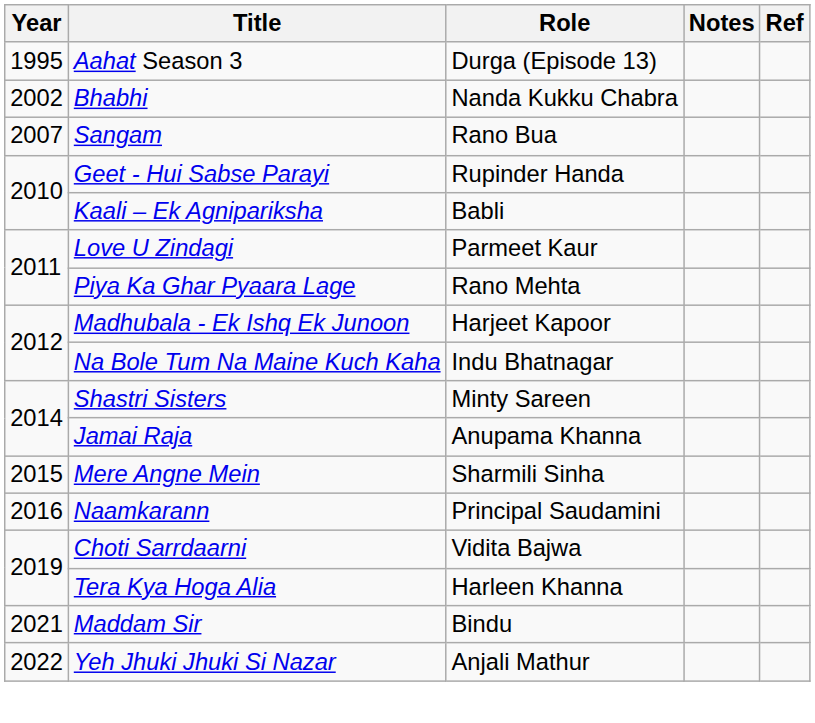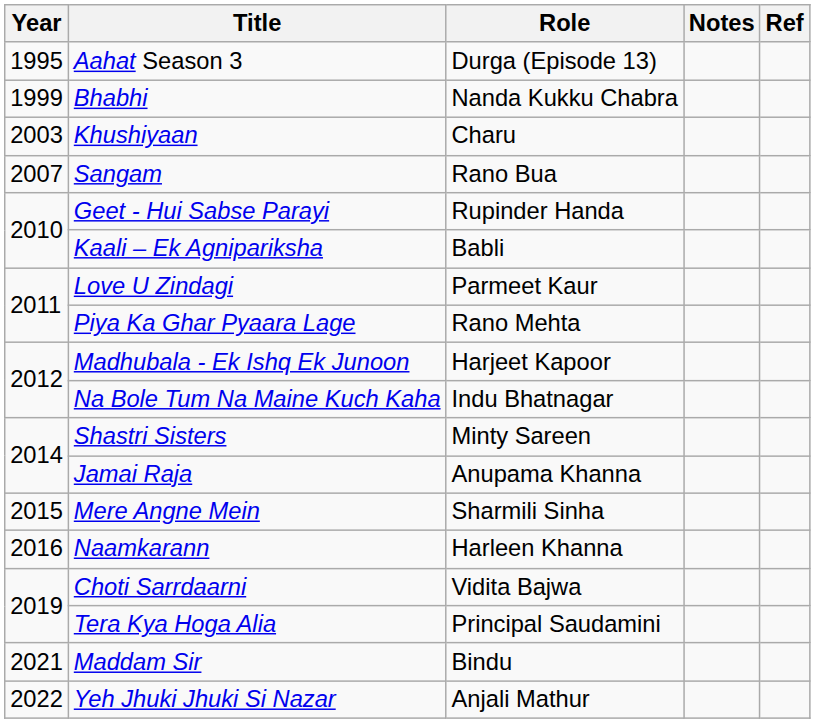(37, 98) 2002 -> (37, 98) 1999
+ row: (136, 135)
(556, 511) Principal Saudamini -> (537, 549) Harleen Khanna
(537, 586) Harleen Khanna -> (556, 624) Principal Saudamini
